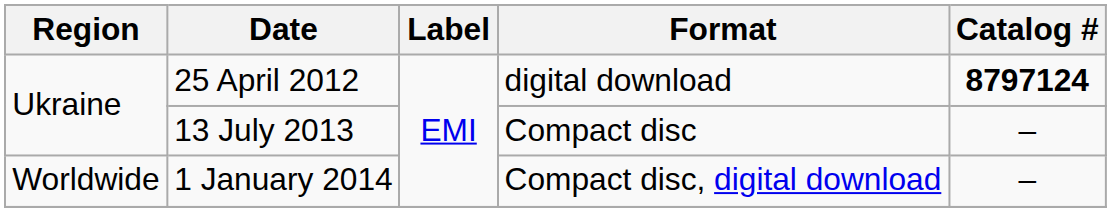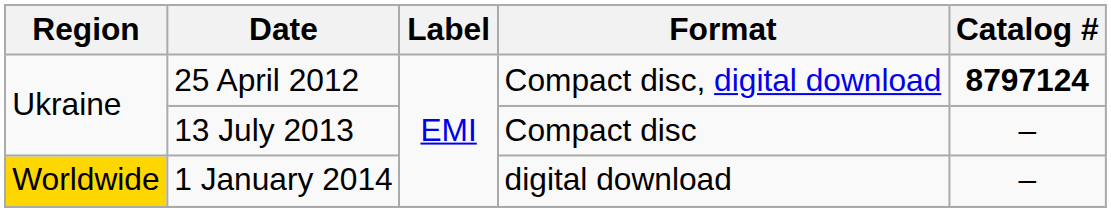(618, 79) digital download -> (723, 79) Compact disc, digital download
(86, 180) no background -> (86, 180) gold background
(723, 180) Compact disc, digital download -> (618, 180) digital download
